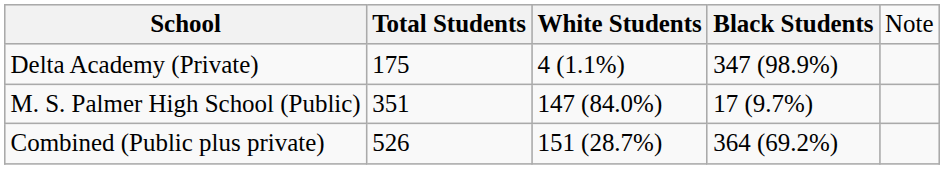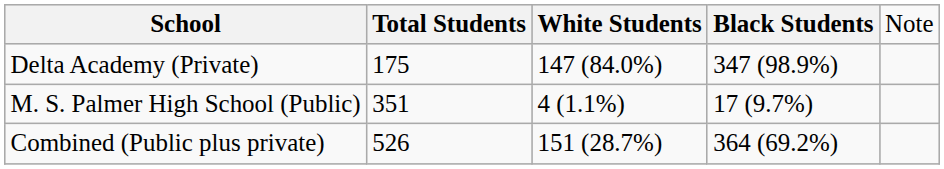(581, 63) 4 (1.1%) -> (600, 63) 147 (84.0%)
(600, 103) 147 (84.0%) -> (581, 103) 4 (1.1%)
